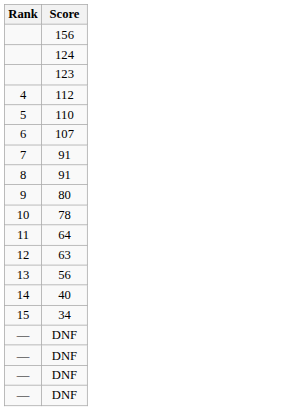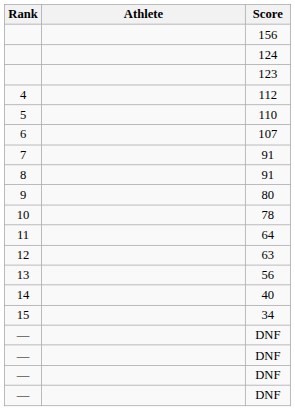+ column: (143, 14)
